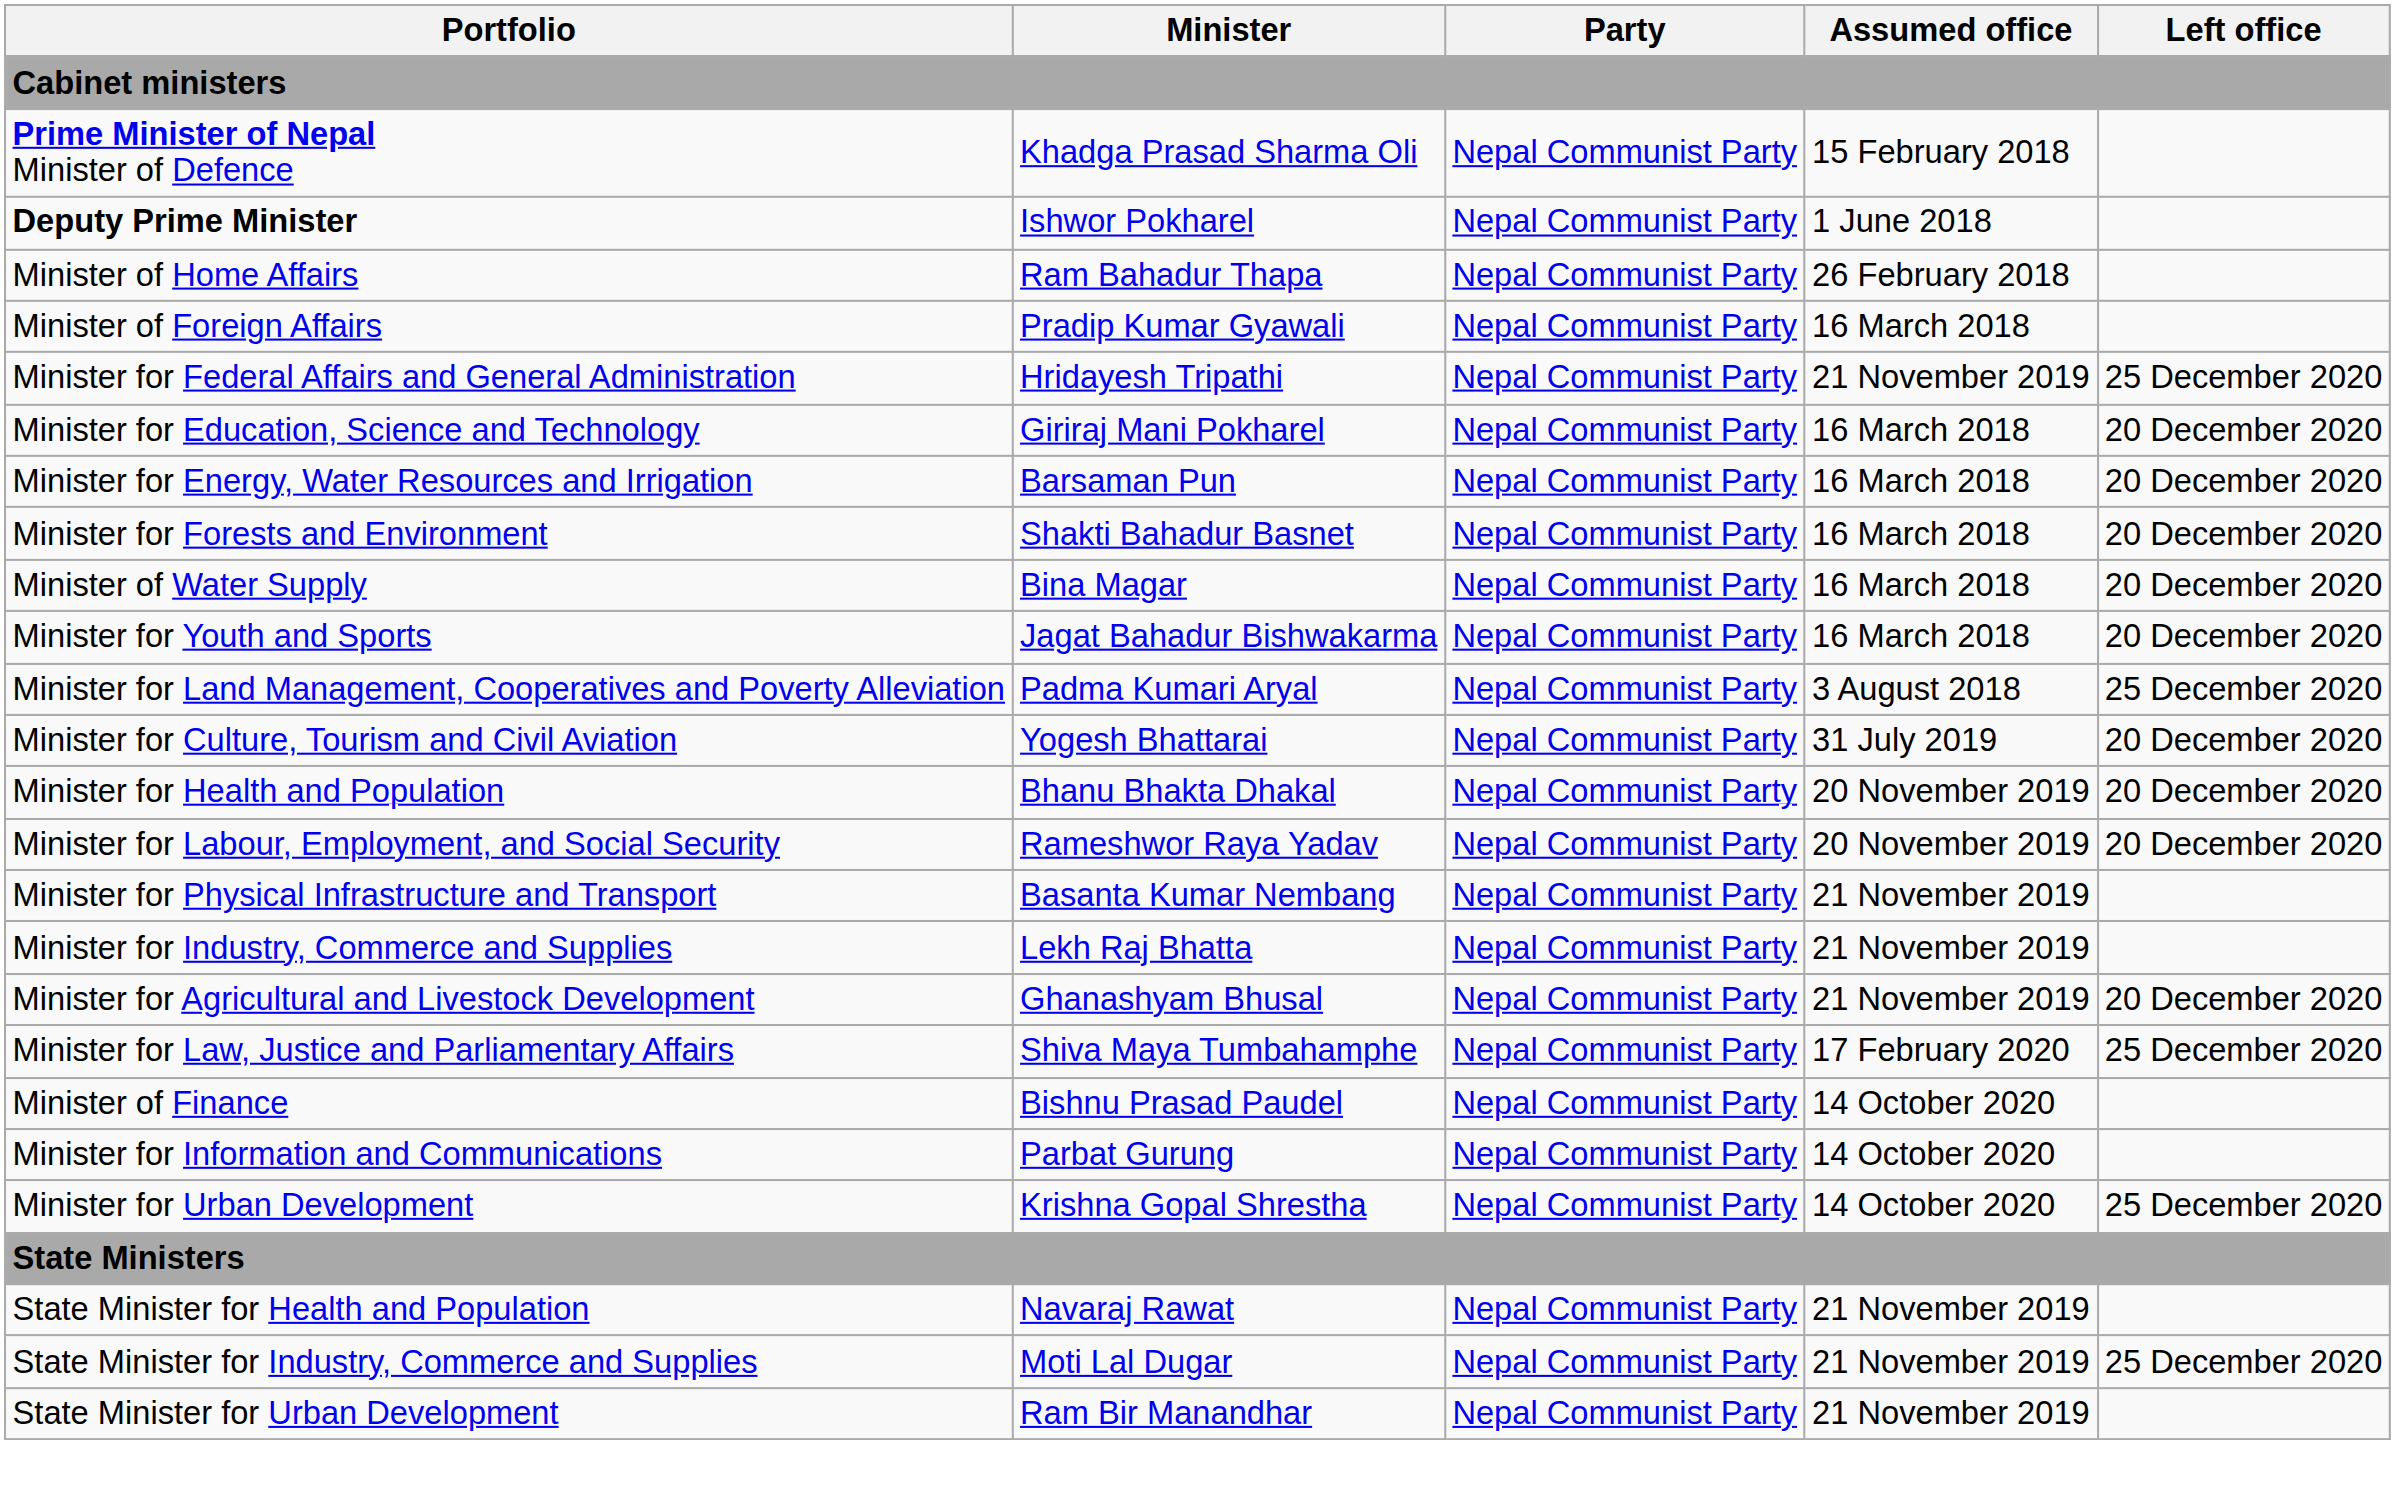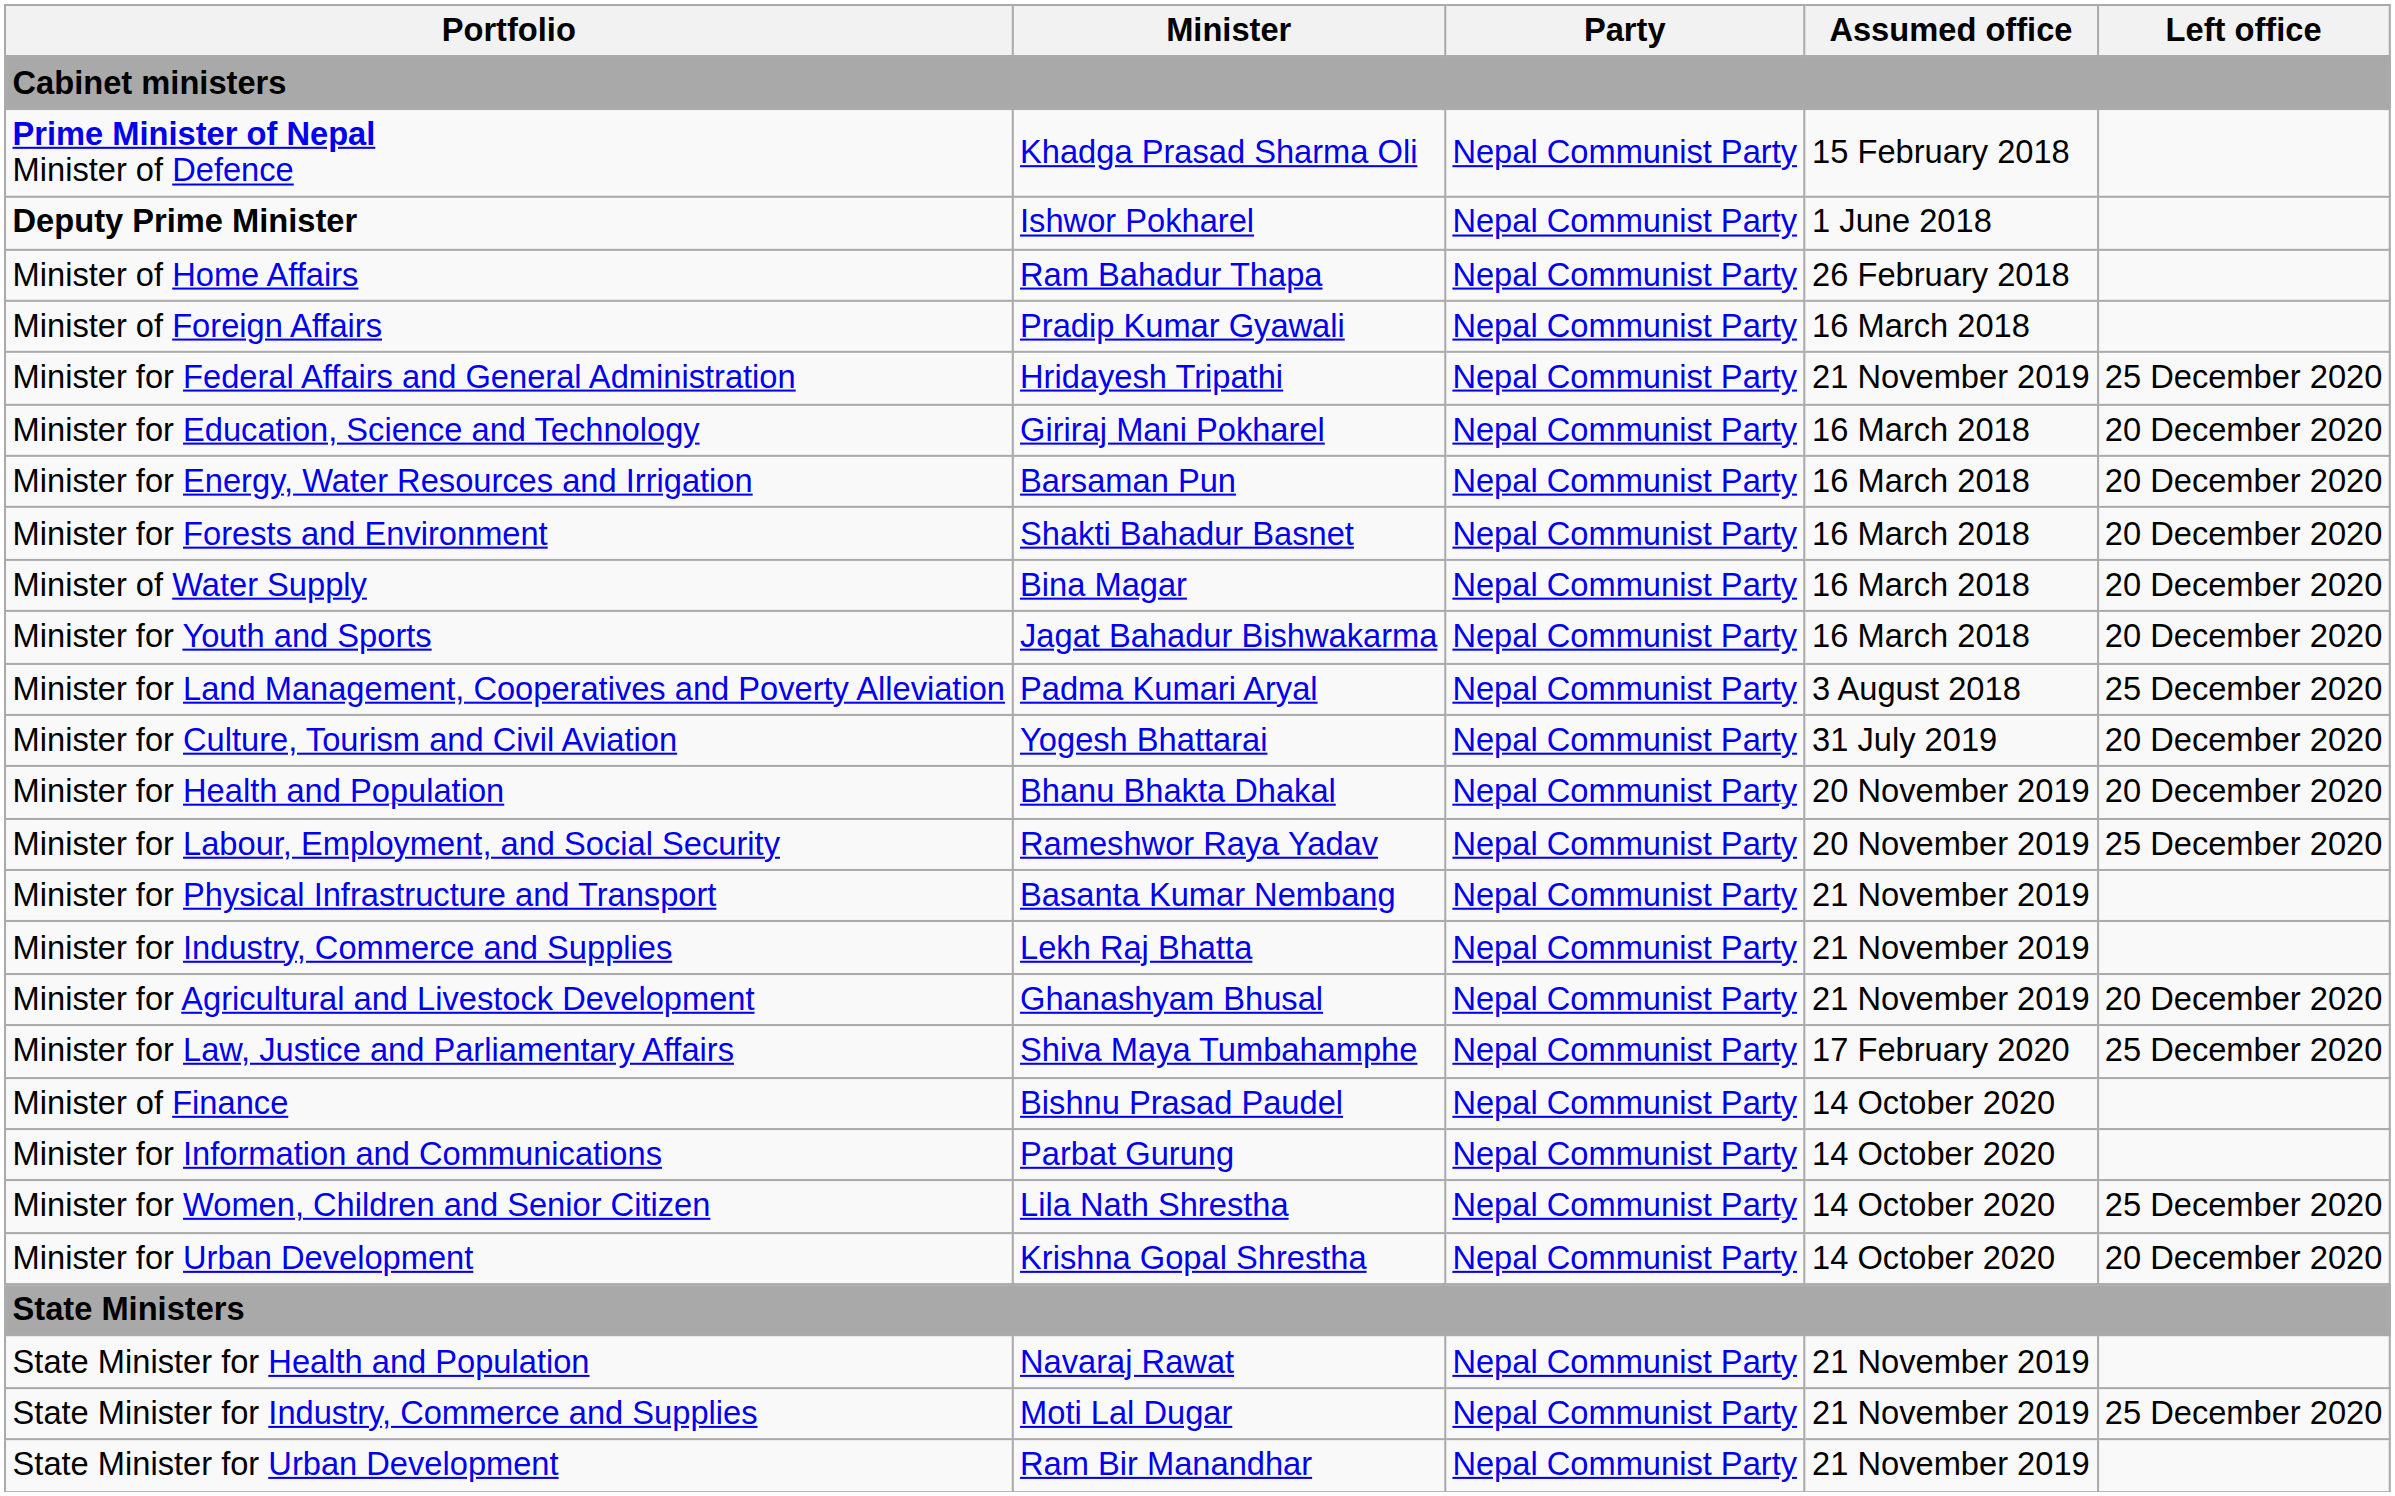(2244, 843) 20 December 2020 -> (2244, 843) 25 December 2020
+ row: (361, 1205)
(2244, 1205) 25 December 2020 -> (2244, 1257) 20 December 2020
